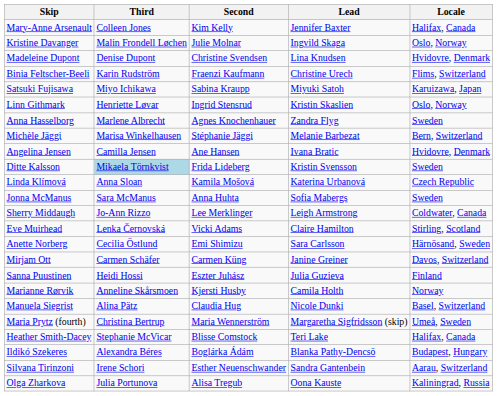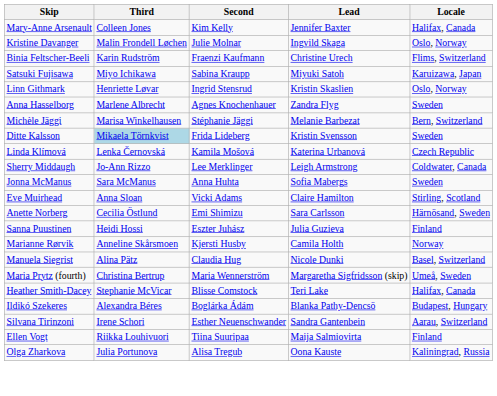- row: (43, 58)
- row: (39, 151)
(119, 182) Anna Sloan -> (131, 151) Lenka Černovská
rows swapped: (39, 197) <-> (41, 213)
(131, 228) Lenka Černovská -> (119, 197) Anna Sloan
- row: (29, 259)
+ row: (27, 337)
